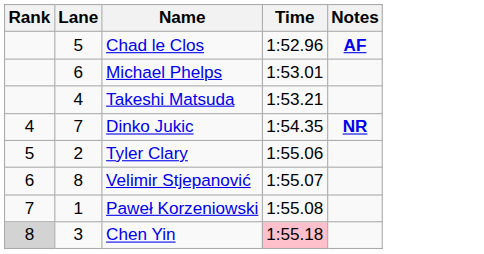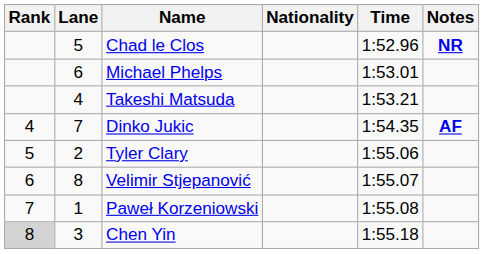+ column: (310, 18)
(355, 45) AF -> (450, 45) NR
(355, 126) NR -> (450, 126) AF
(295, 235) pink background -> (390, 235) no background
